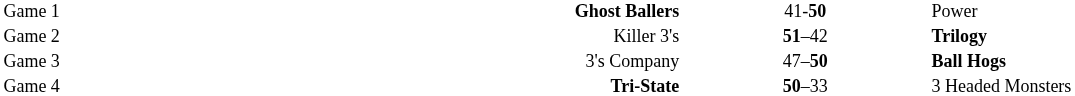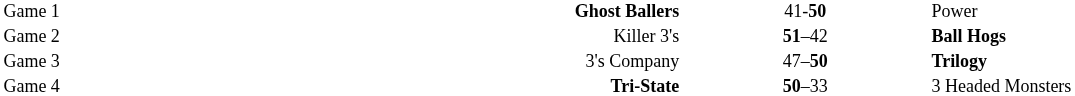(959, 35) Trilogy -> (969, 35) Ball Hogs
(969, 60) Ball Hogs -> (959, 60) Trilogy
